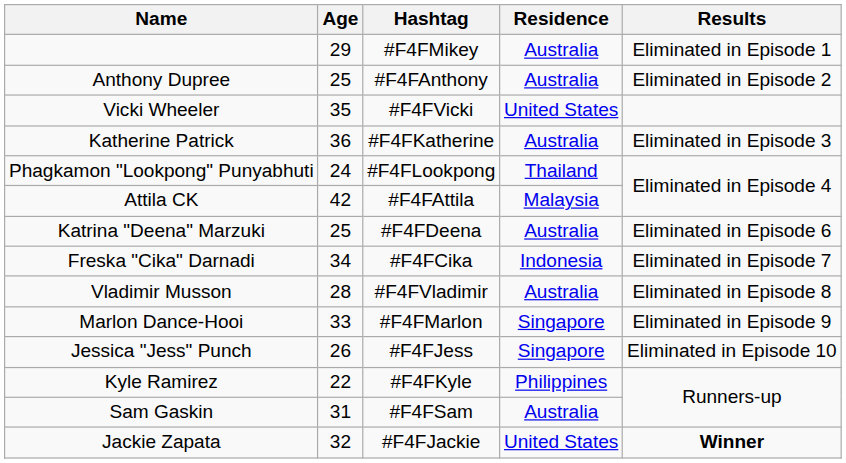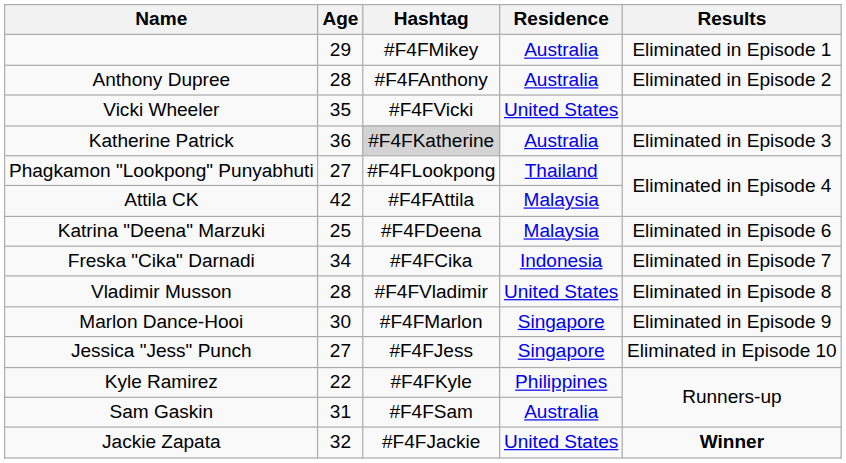(340, 79) 25 -> (340, 79) 28
(431, 140) no background -> (431, 140) lightgrey background
(340, 170) 24 -> (340, 170) 27
(561, 230) Australia -> (561, 230) Malaysia
(561, 291) Australia -> (561, 291) United States
(340, 321) 33 -> (340, 321) 30
(340, 351) 26 -> (340, 351) 27
